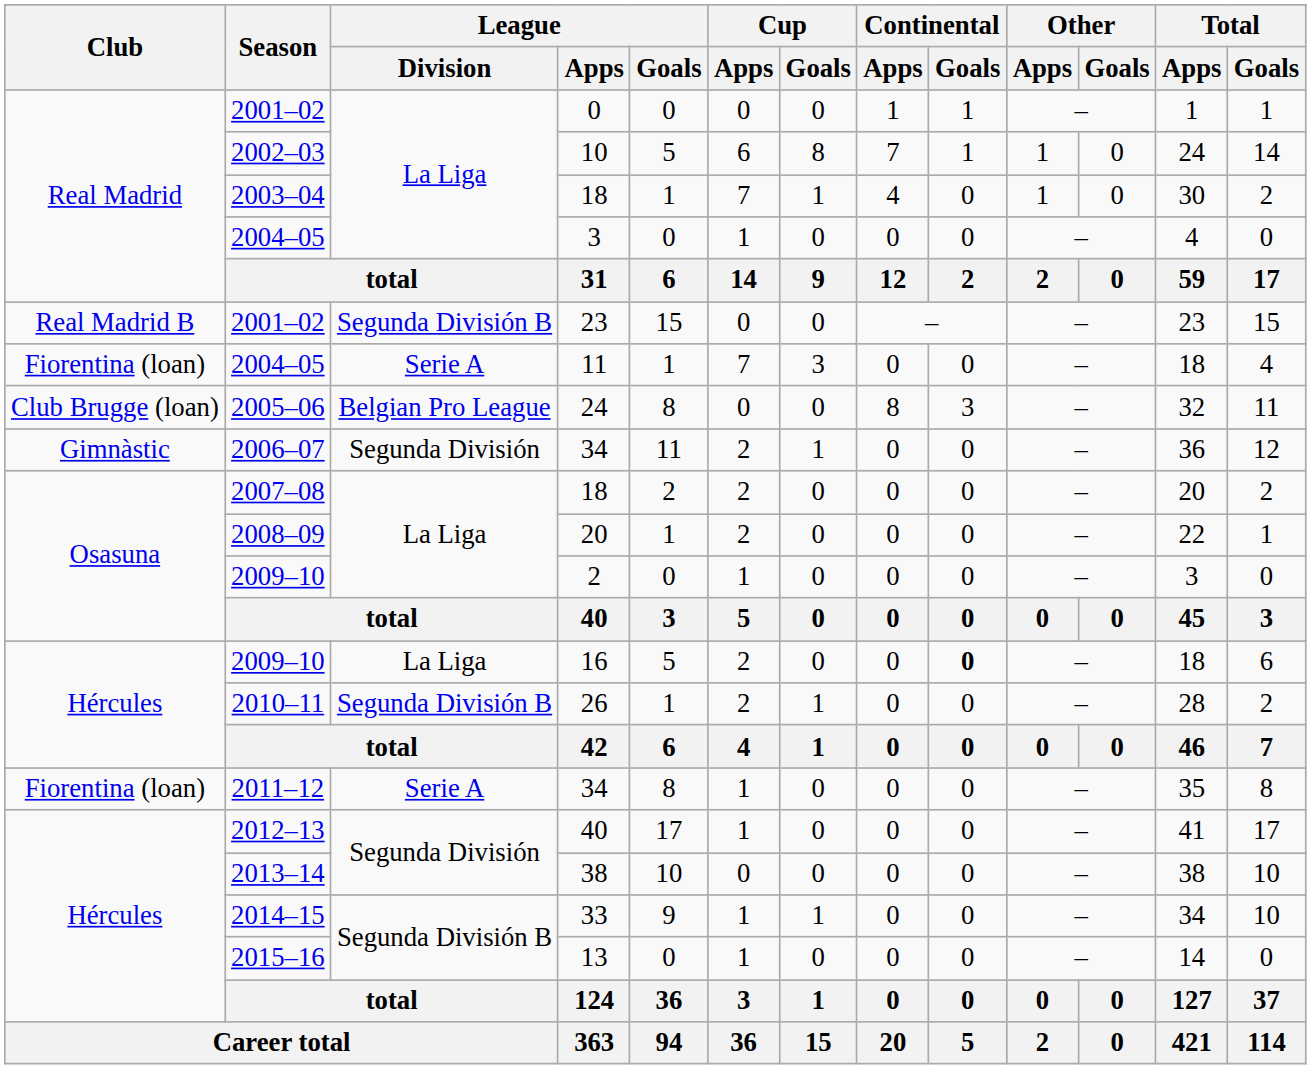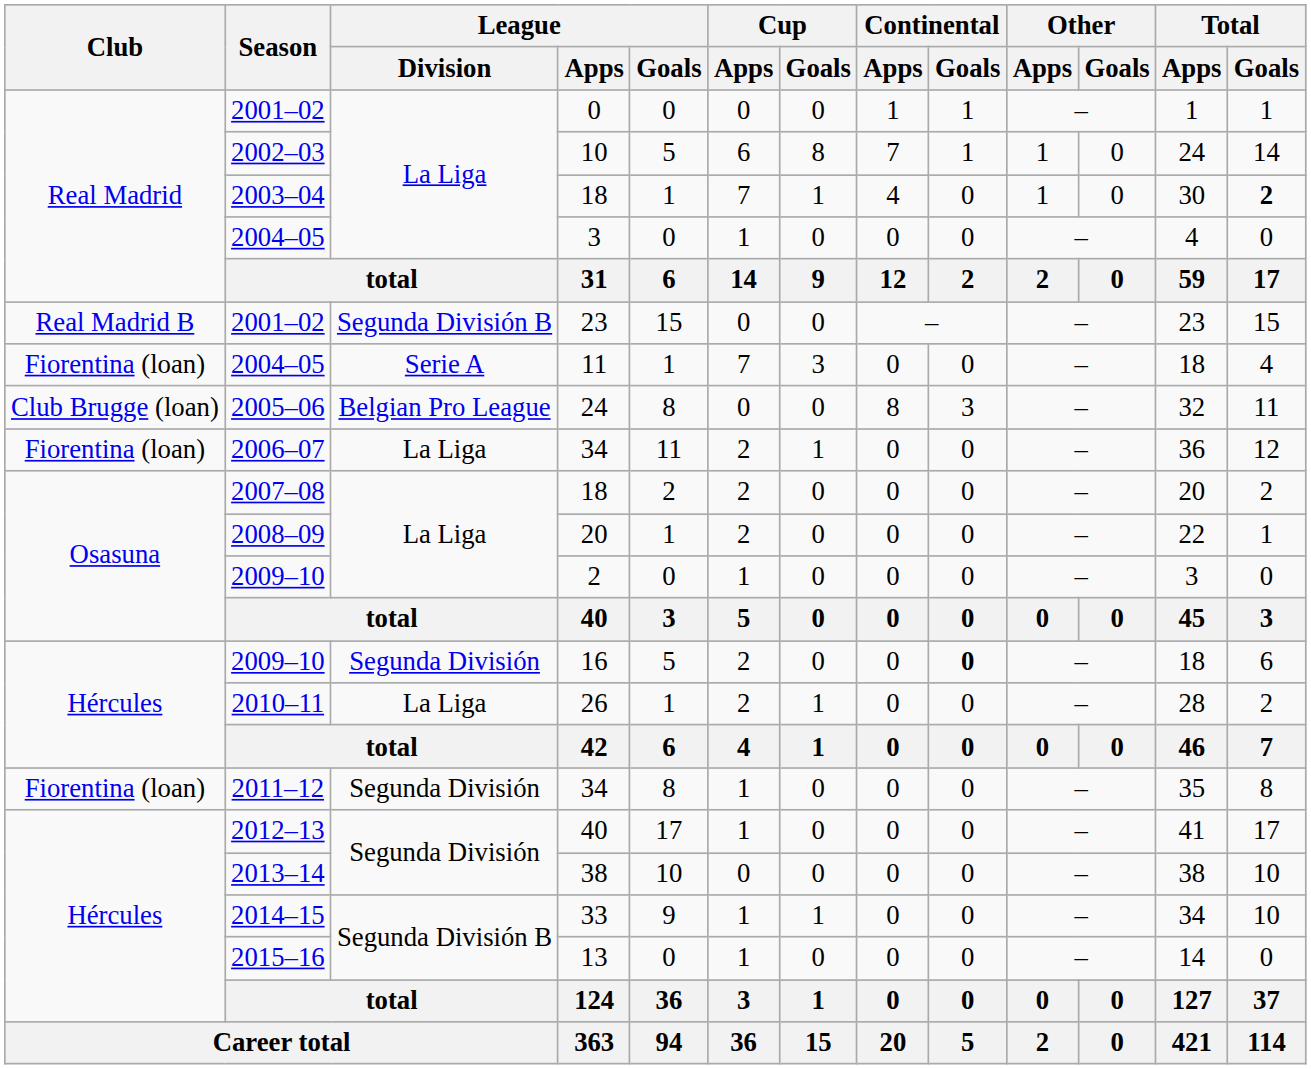(1266, 195) normal -> (1266, 195) bold
(115, 449) Gimnàstic -> (115, 449) Fiorentina (loan)
(445, 449) Segunda División -> (445, 449) La Liga
(445, 661) La Liga -> (445, 661) Segunda División
(445, 703) Segunda División B -> (445, 703) La Liga
(445, 788) Serie A -> (445, 788) Segunda División
